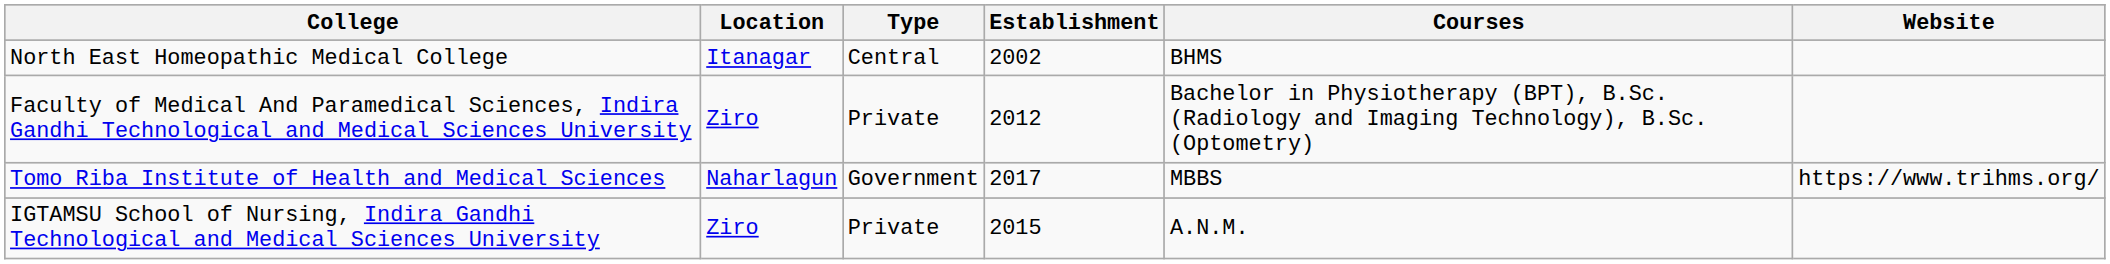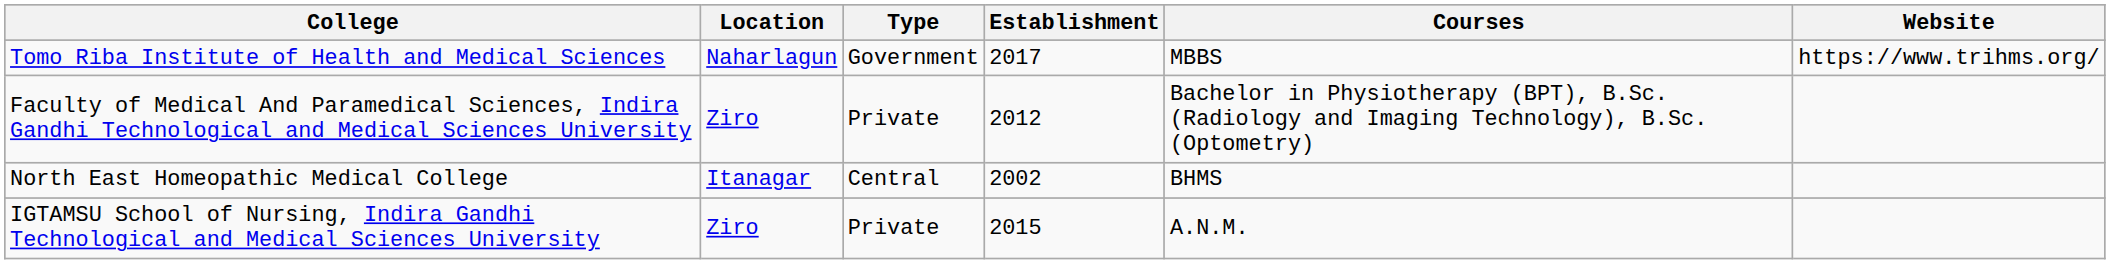rows swapped: (259, 58) <-> (338, 180)
